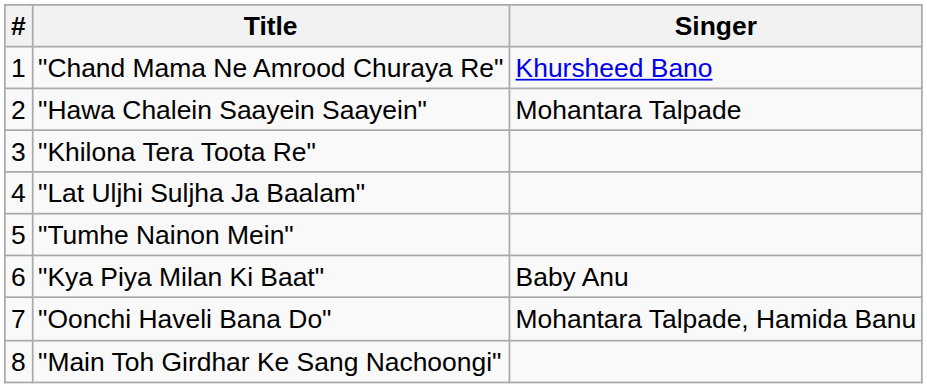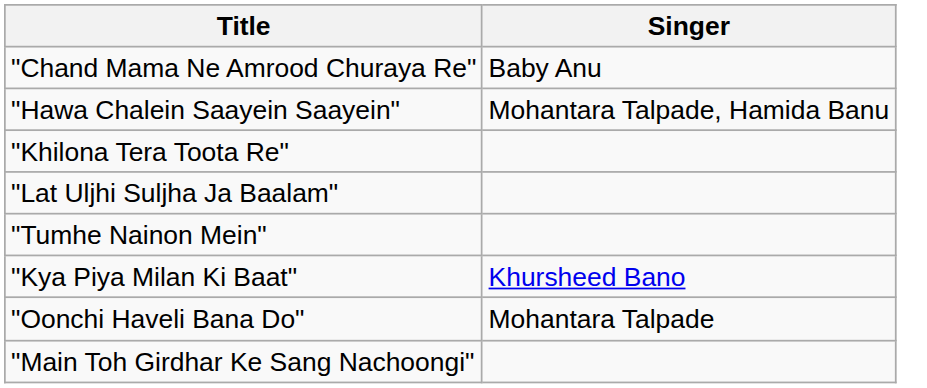- column: (18, 26)
(614, 68) Khursheed Bano -> (545, 68) Baby Anu
(628, 110) Mohantara Talpade -> (689, 110) Mohantara Talpade, Hamida Banu
(572, 277) Baby Anu -> (587, 277) Khursheed Bano
(716, 319) Mohantara Talpade, Hamida Banu -> (601, 319) Mohantara Talpade
